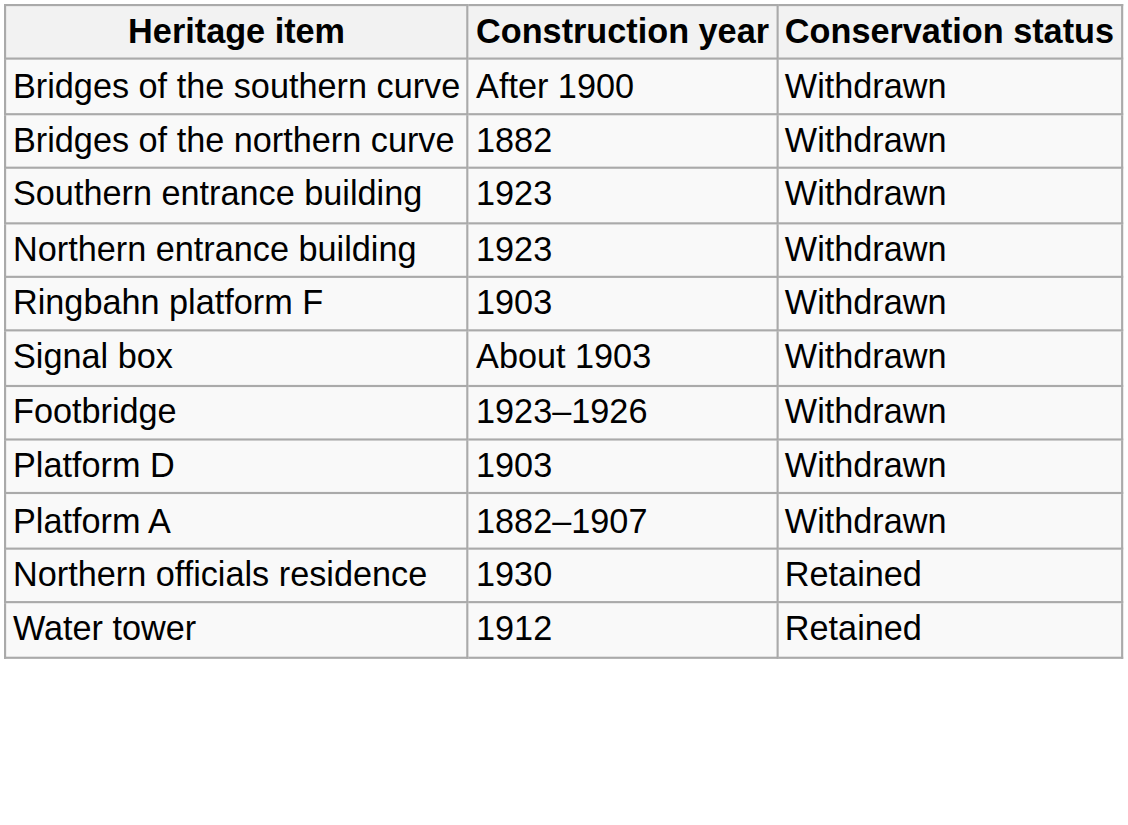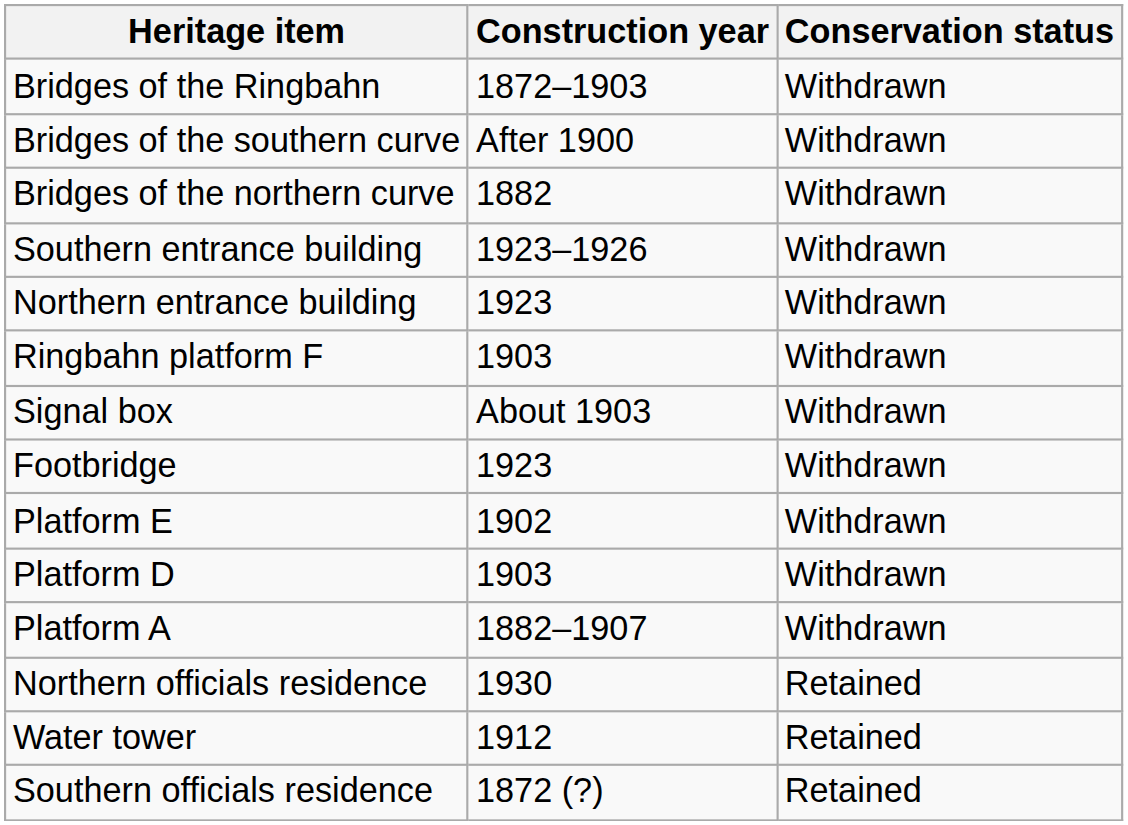+ row: (197, 85)
(514, 194) 1923 -> (562, 248) 1923–1926
(562, 411) 1923–1926 -> (514, 466) 1923
+ row: (93, 520)
+ row: (223, 791)
